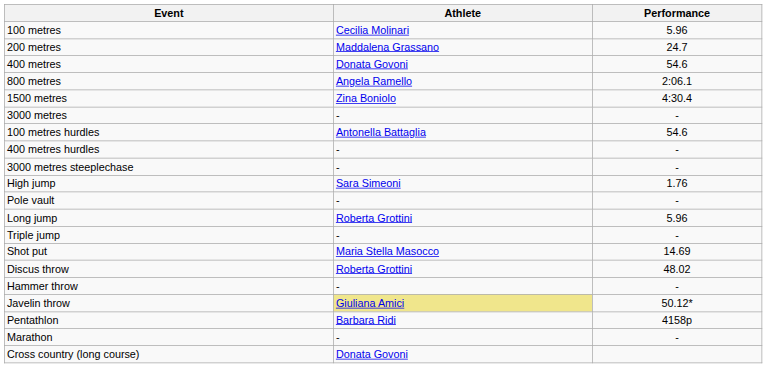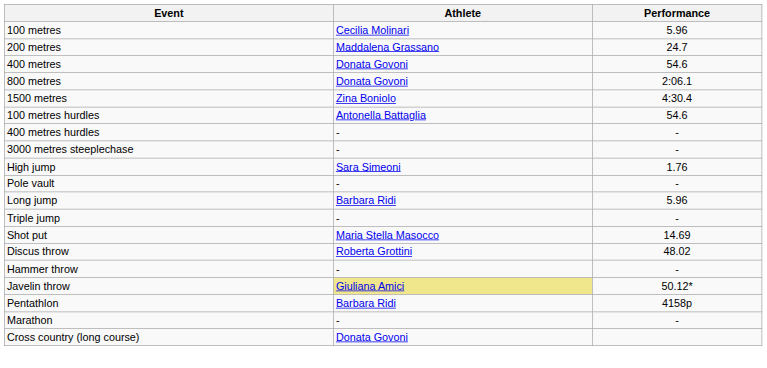(374, 82) Angela Ramello -> (372, 82) Donata Govoni
- row: (37, 116)
(374, 218) Roberta Grottini -> (366, 201) Barbara Ridi
